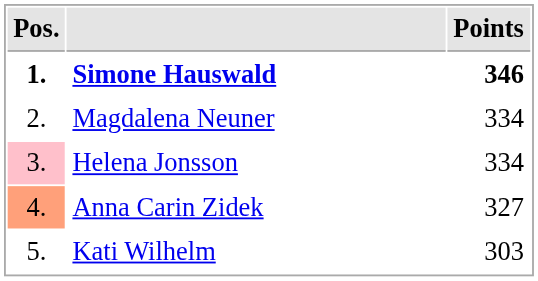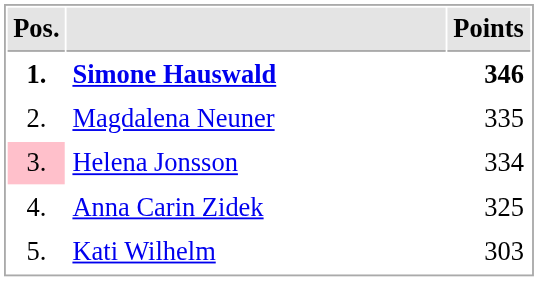(504, 118) 334 -> (504, 118) 335
(36, 206) lightsalmon background -> (36, 206) no background
(504, 206) 327 -> (504, 206) 325
